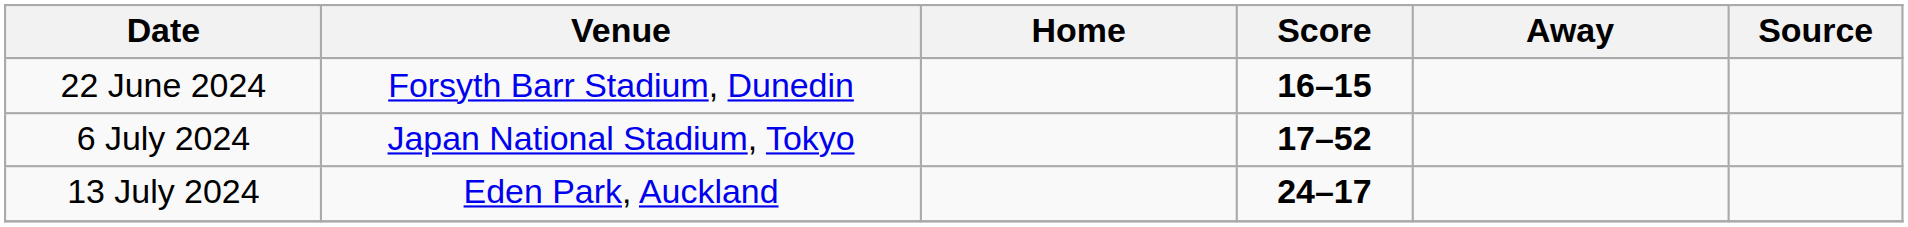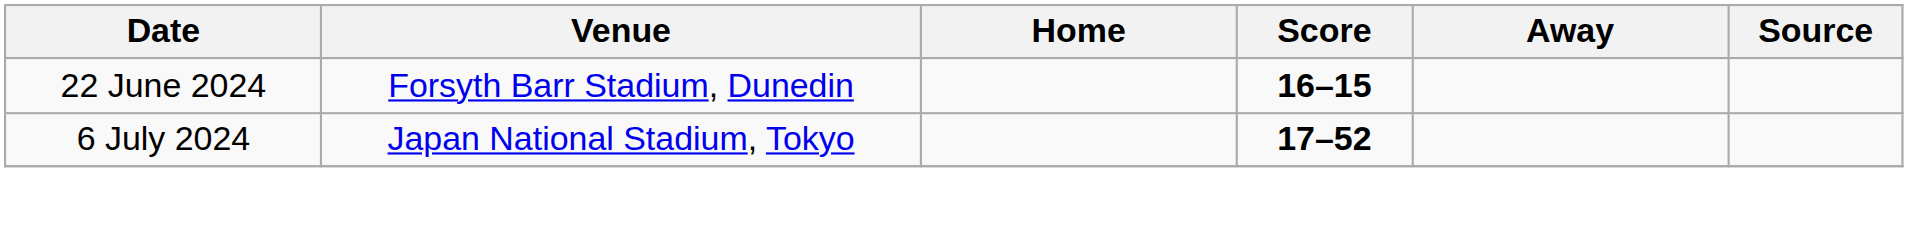- row: (163, 192)
